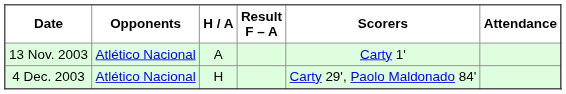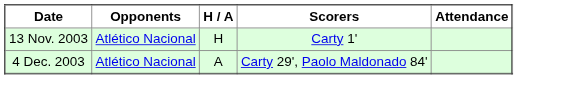- column: (261, 24)
(218, 54) A -> (218, 39) H
(218, 77) H -> (218, 62) A
